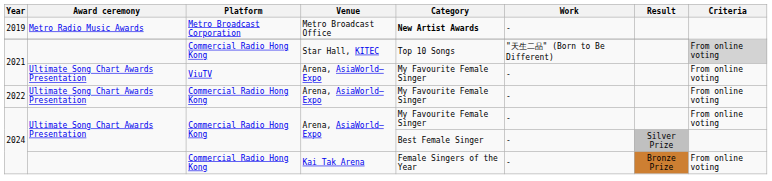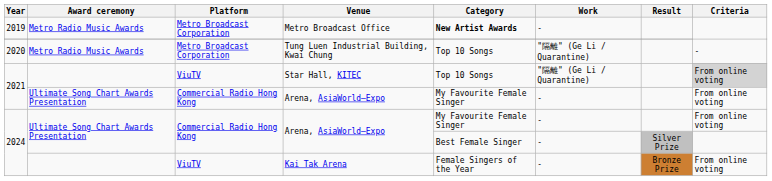+ row: (16, 51)
(238, 51) Commercial Radio Hong Kong -> (189, 75) ViuTV
(555, 52) "天生二品" (Born to Be Different) -> (571, 75) "隔離" (Ge Li / Quarantine)
(200, 74) ViuTV -> (227, 98) Commercial Radio Hong Kong
- row: (16, 96)
(238, 163) Commercial Radio Hong Kong -> (189, 164) ViuTV
